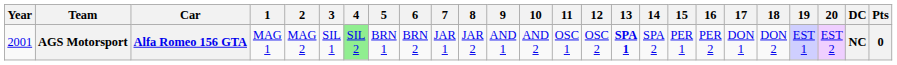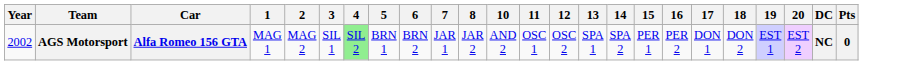- column: (503, 14)
(20, 42) 2001 -> (20, 42) 2002
(626, 42) bold -> (593, 42) normal
